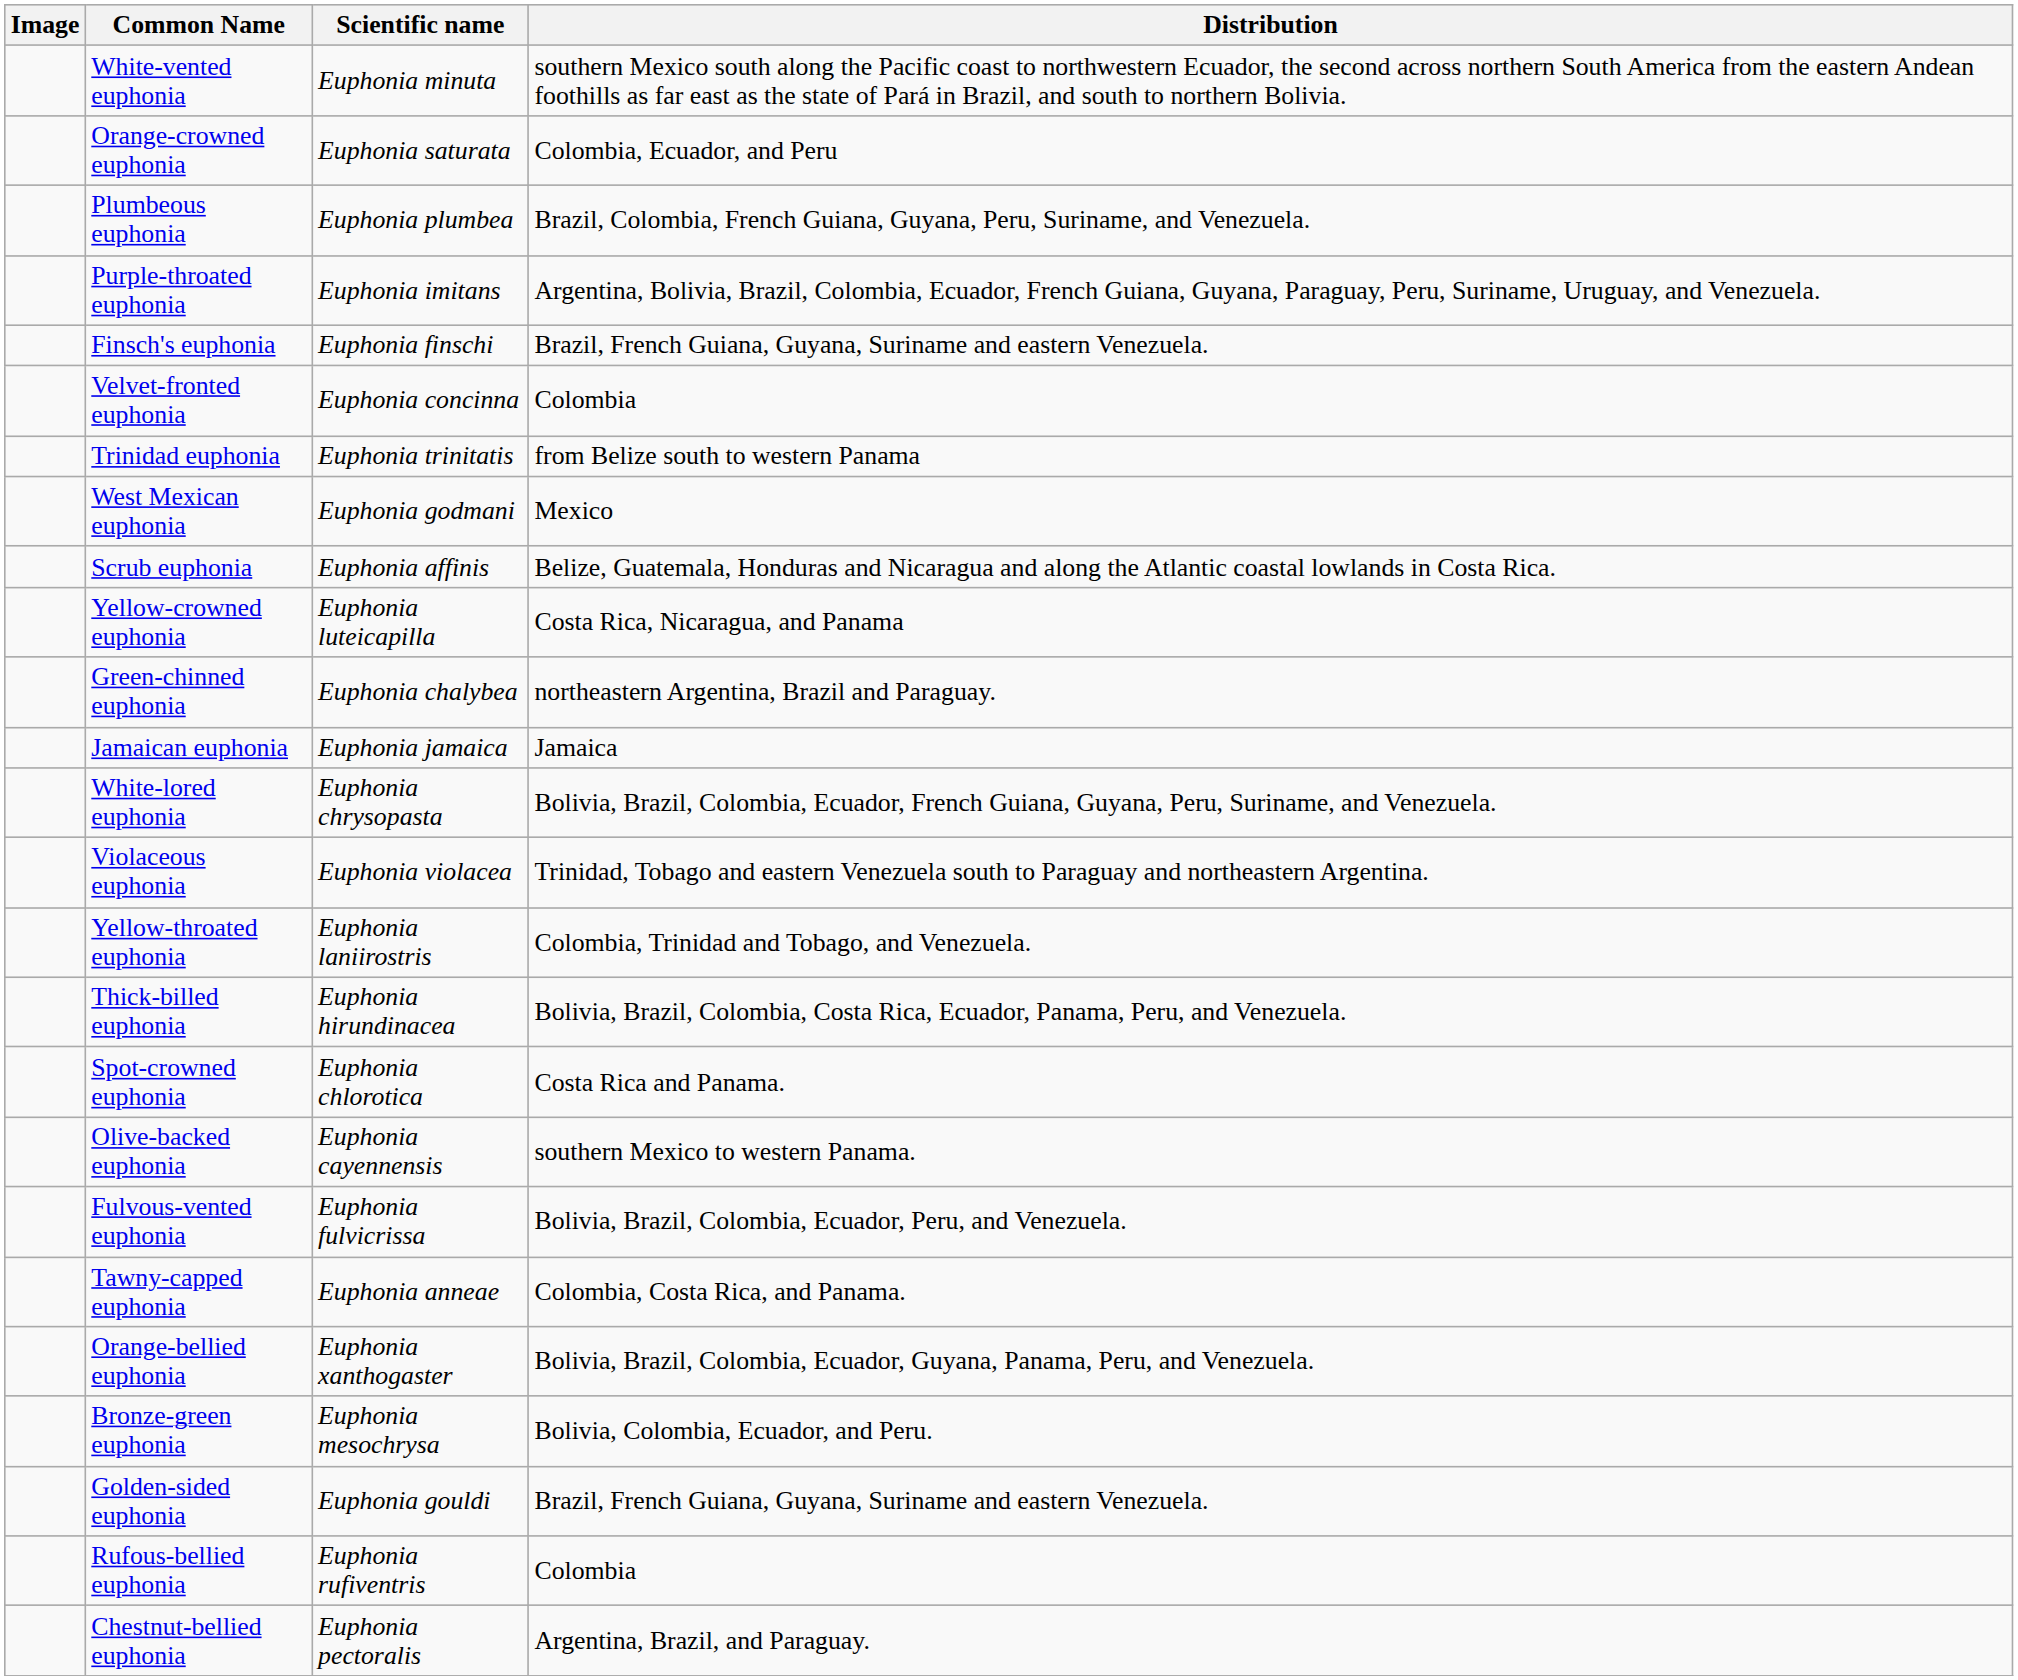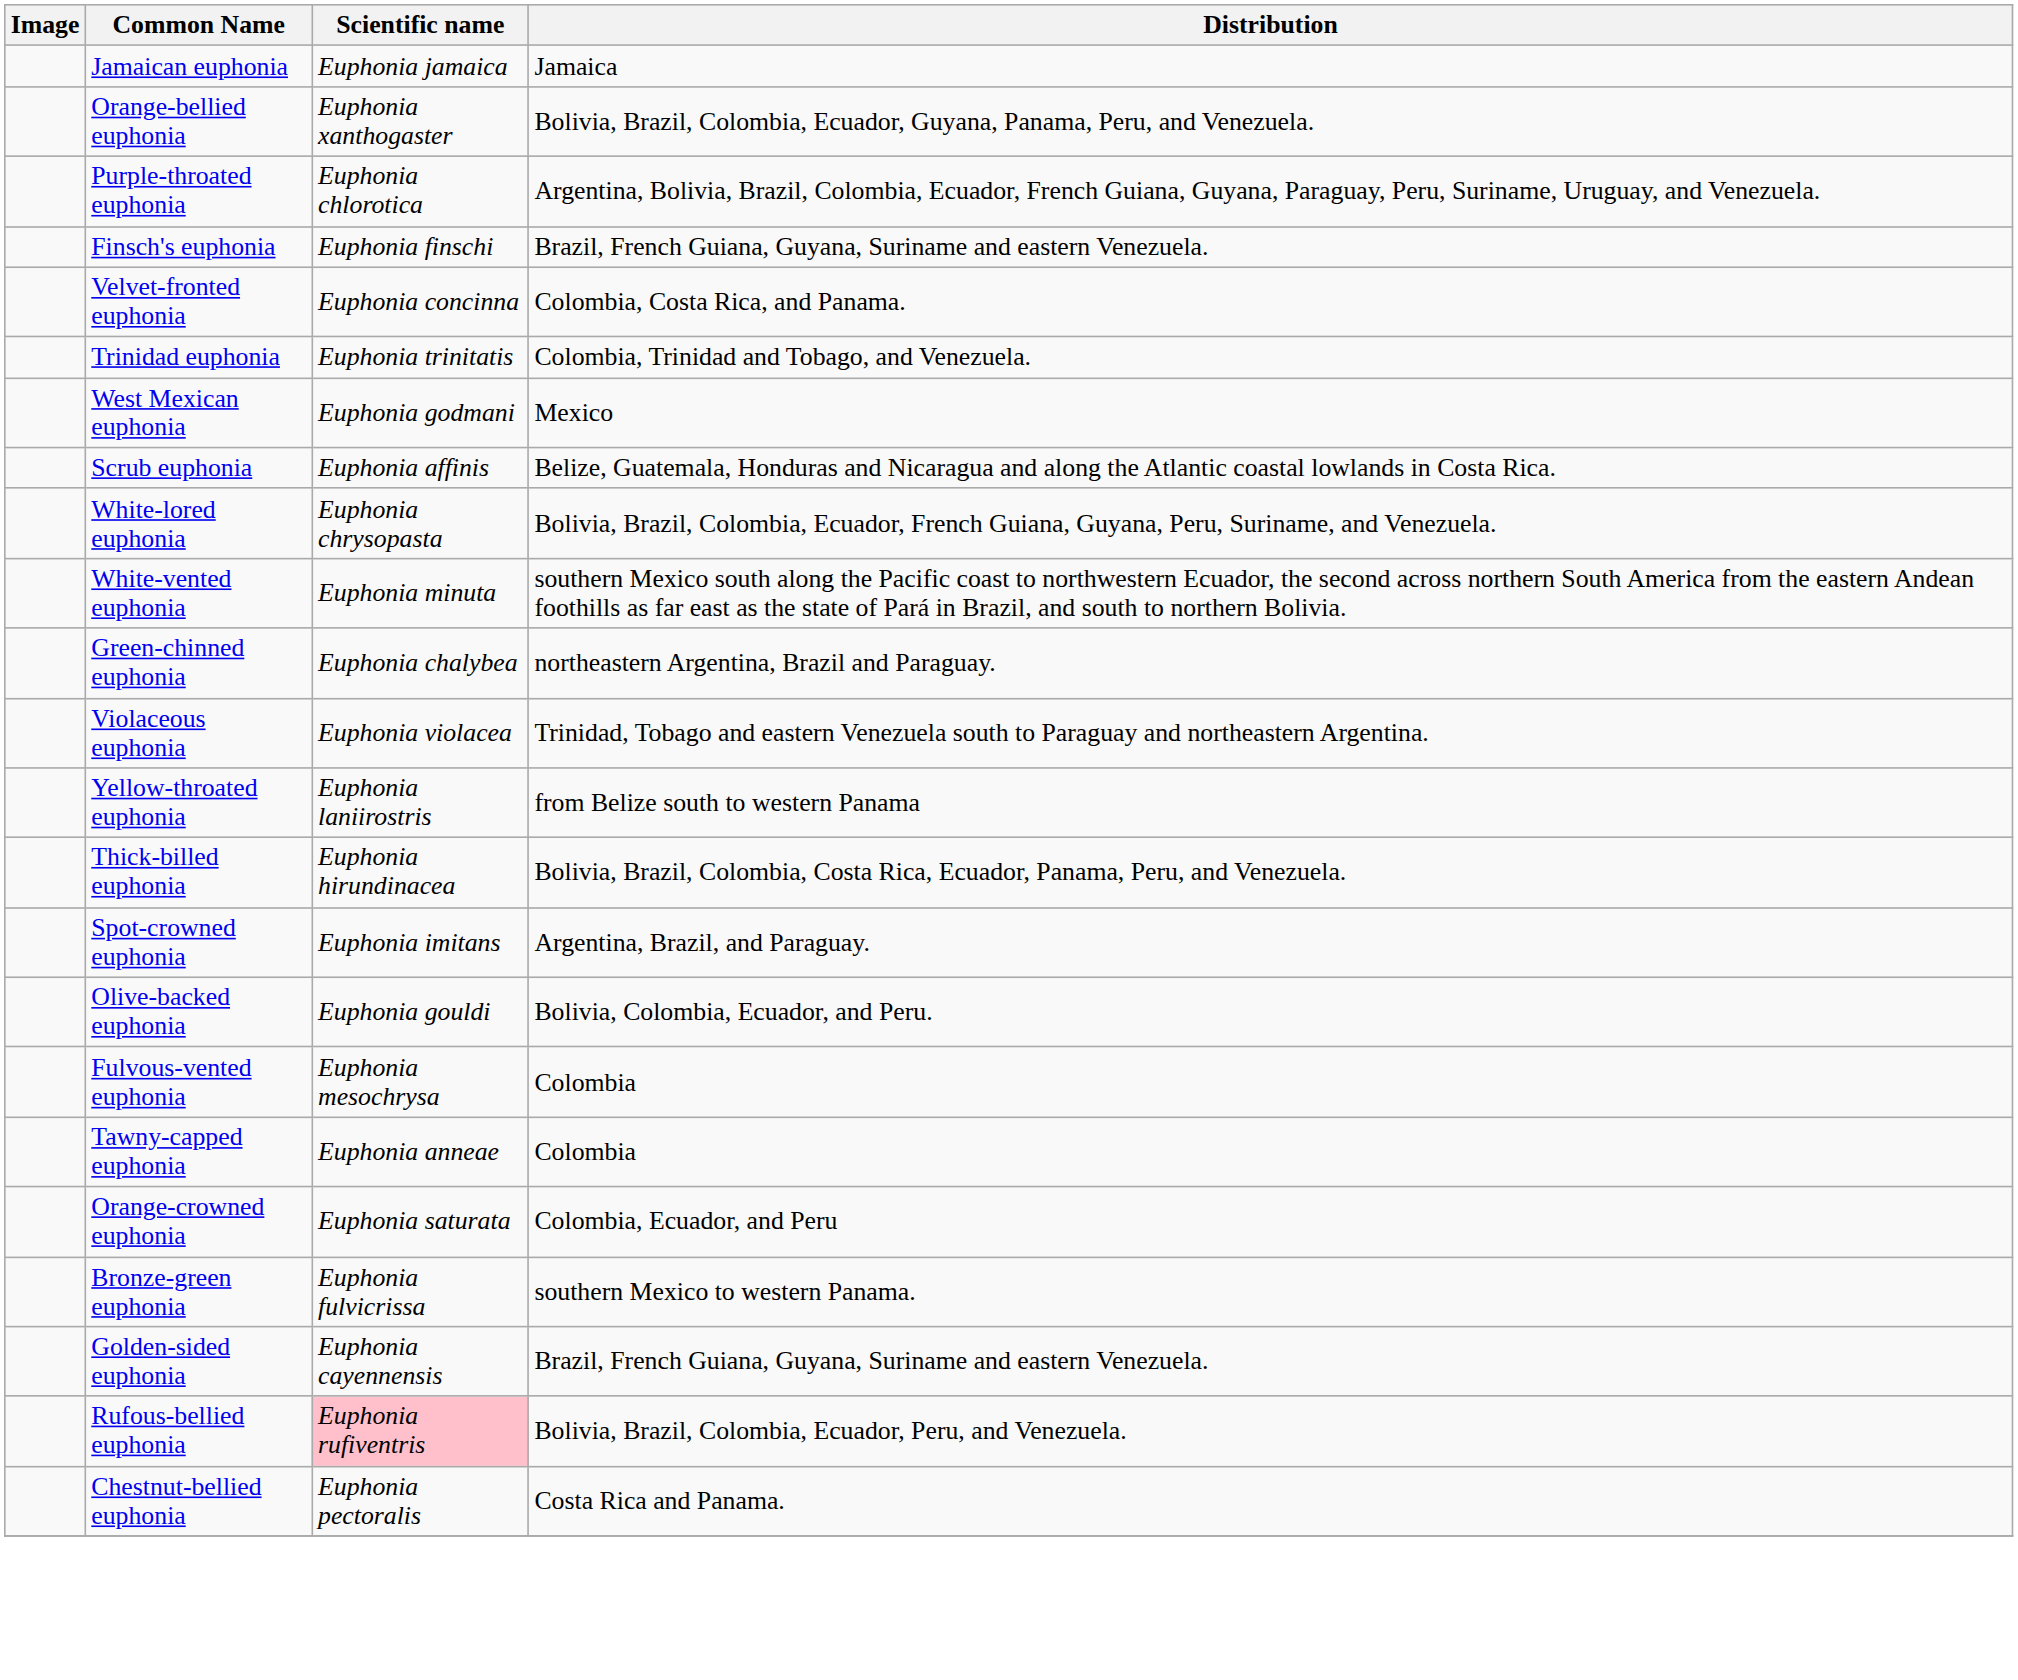rows swapped: (190, 747) <-> (161, 80)
rows swapped: (178, 150) <-> (169, 1361)
- row: (149, 219)
(409, 289) Euphonia imitans -> (370, 190) Euphonia chlorotica
(585, 400) Colombia -> (720, 301) Colombia, Costa Rica, and Panama.
(727, 455) from Belize south to western Panama -> (783, 356) Colombia, Trinidad and Tobago, and Venezuela.
- row: (177, 621)
rows swapped: (154, 802) <-> (168, 691)
(783, 942) Colombia, Trinidad and Tobago, and Venezuela. -> (727, 802) from Belize south to western Panama
(371, 1081) Euphonia chlorotica -> (409, 942) Euphonia imitans
(660, 1081) Costa Rica and Panama. -> (702, 942) Argentina, Brazil, and Paraguay.
(380, 1151) Euphonia cayennensis -> (404, 1011) Euphonia gouldi
(725, 1151) southern Mexico to western Panama. -> (734, 1011) Bolivia, Colombia, Ecuador, and Peru.
(372, 1221) Euphonia fulvicrissa -> (379, 1081) Euphonia mesochrysa
(831, 1221) Bolivia, Brazil, Colombia, Ecuador, Peru, and Venezuela. -> (585, 1081) Colombia
(720, 1291) Colombia, Costa Rica, and Panama. -> (585, 1151) Colombia
(379, 1430) Euphonia mesochrysa -> (372, 1291) Euphonia fulvicrissa
(734, 1430) Bolivia, Colombia, Ecuador, and Peru. -> (725, 1291) southern Mexico to western Panama.
(404, 1500) Euphonia gouldi -> (380, 1361) Euphonia cayennensis
(372, 1570) no background -> (372, 1430) pink background
(585, 1570) Colombia -> (831, 1430) Bolivia, Brazil, Colombia, Ecuador, Peru, and Venezuela.
(702, 1640) Argentina, Brazil, and Paraguay. -> (660, 1500) Costa Rica and Panama.
